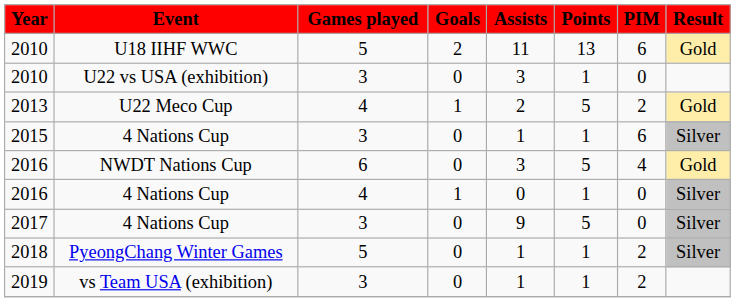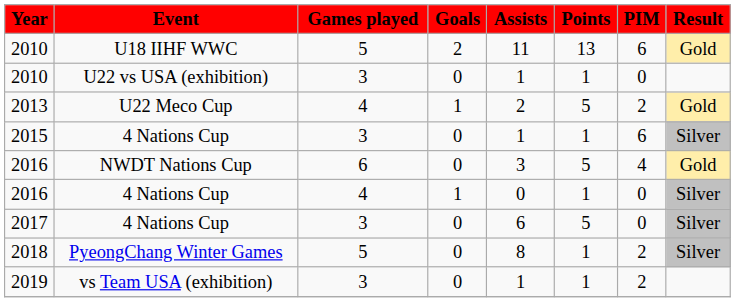(521, 77) 3 -> (521, 77) 1
(521, 223) 9 -> (521, 223) 6
(521, 252) 1 -> (521, 252) 8
